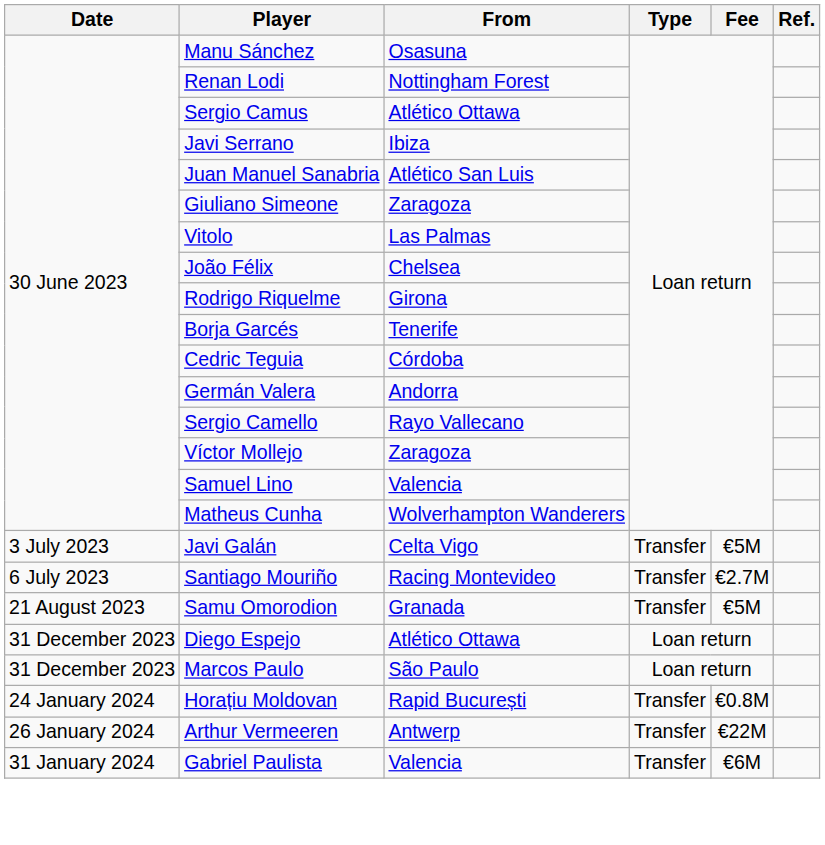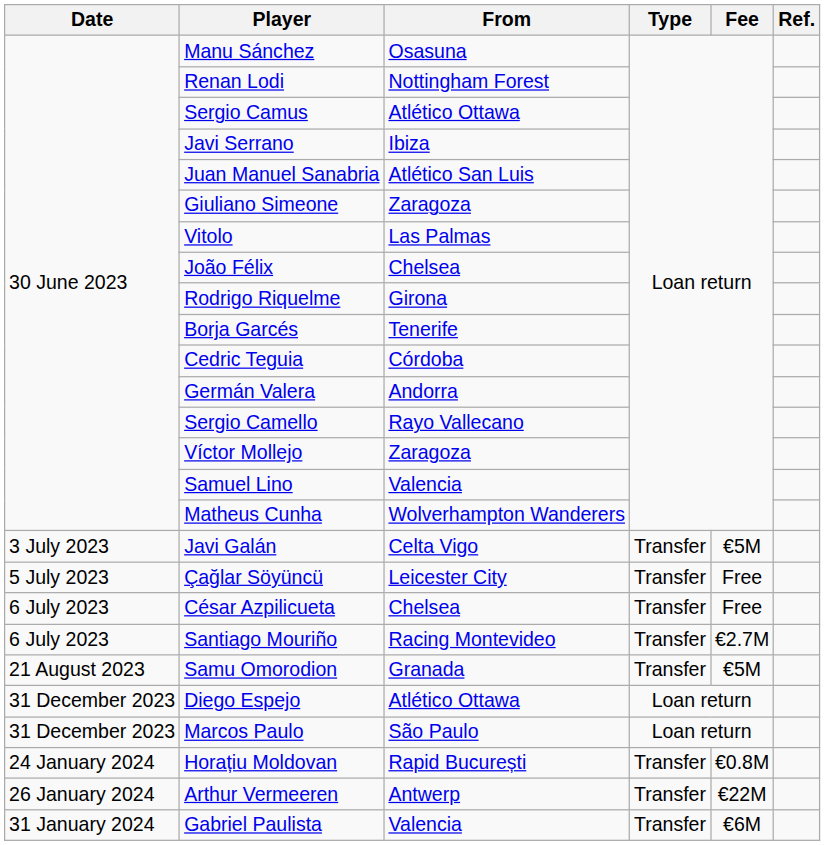+ row: (254, 577)
+ row: (260, 608)
